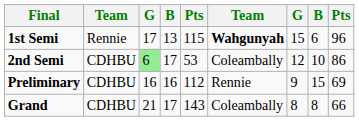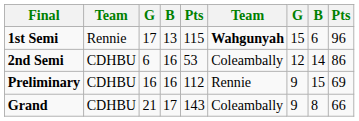(146, 60) lightgreen background -> (146, 60) no background
(170, 60) 17 -> (170, 60) 16
(318, 60) 10 -> (318, 60) 14
(294, 104) 8 -> (294, 104) 9
